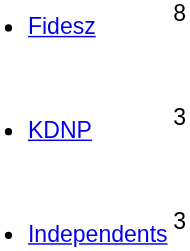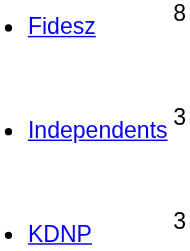rows swapped: (69, 131) <-> (69, 235)
